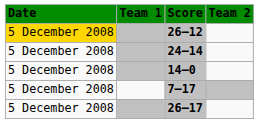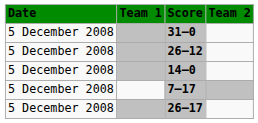+ row: (182, 33)
(61, 33) gold background -> (61, 52) no background
- row: (185, 52)
